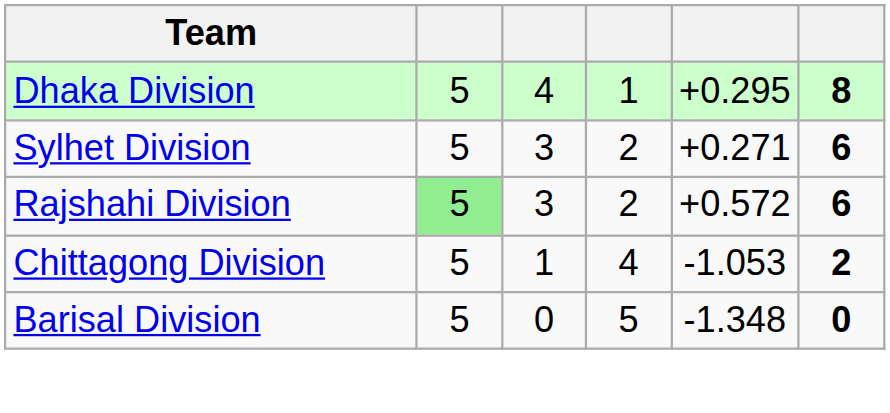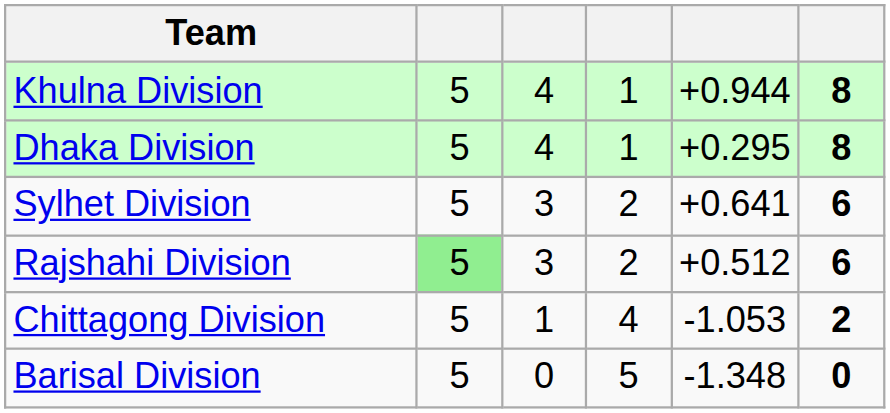+ row: (138, 90)
(735, 147) +0.271 -> (735, 205) +0.641
(735, 205) +0.572 -> (735, 262) +0.512
